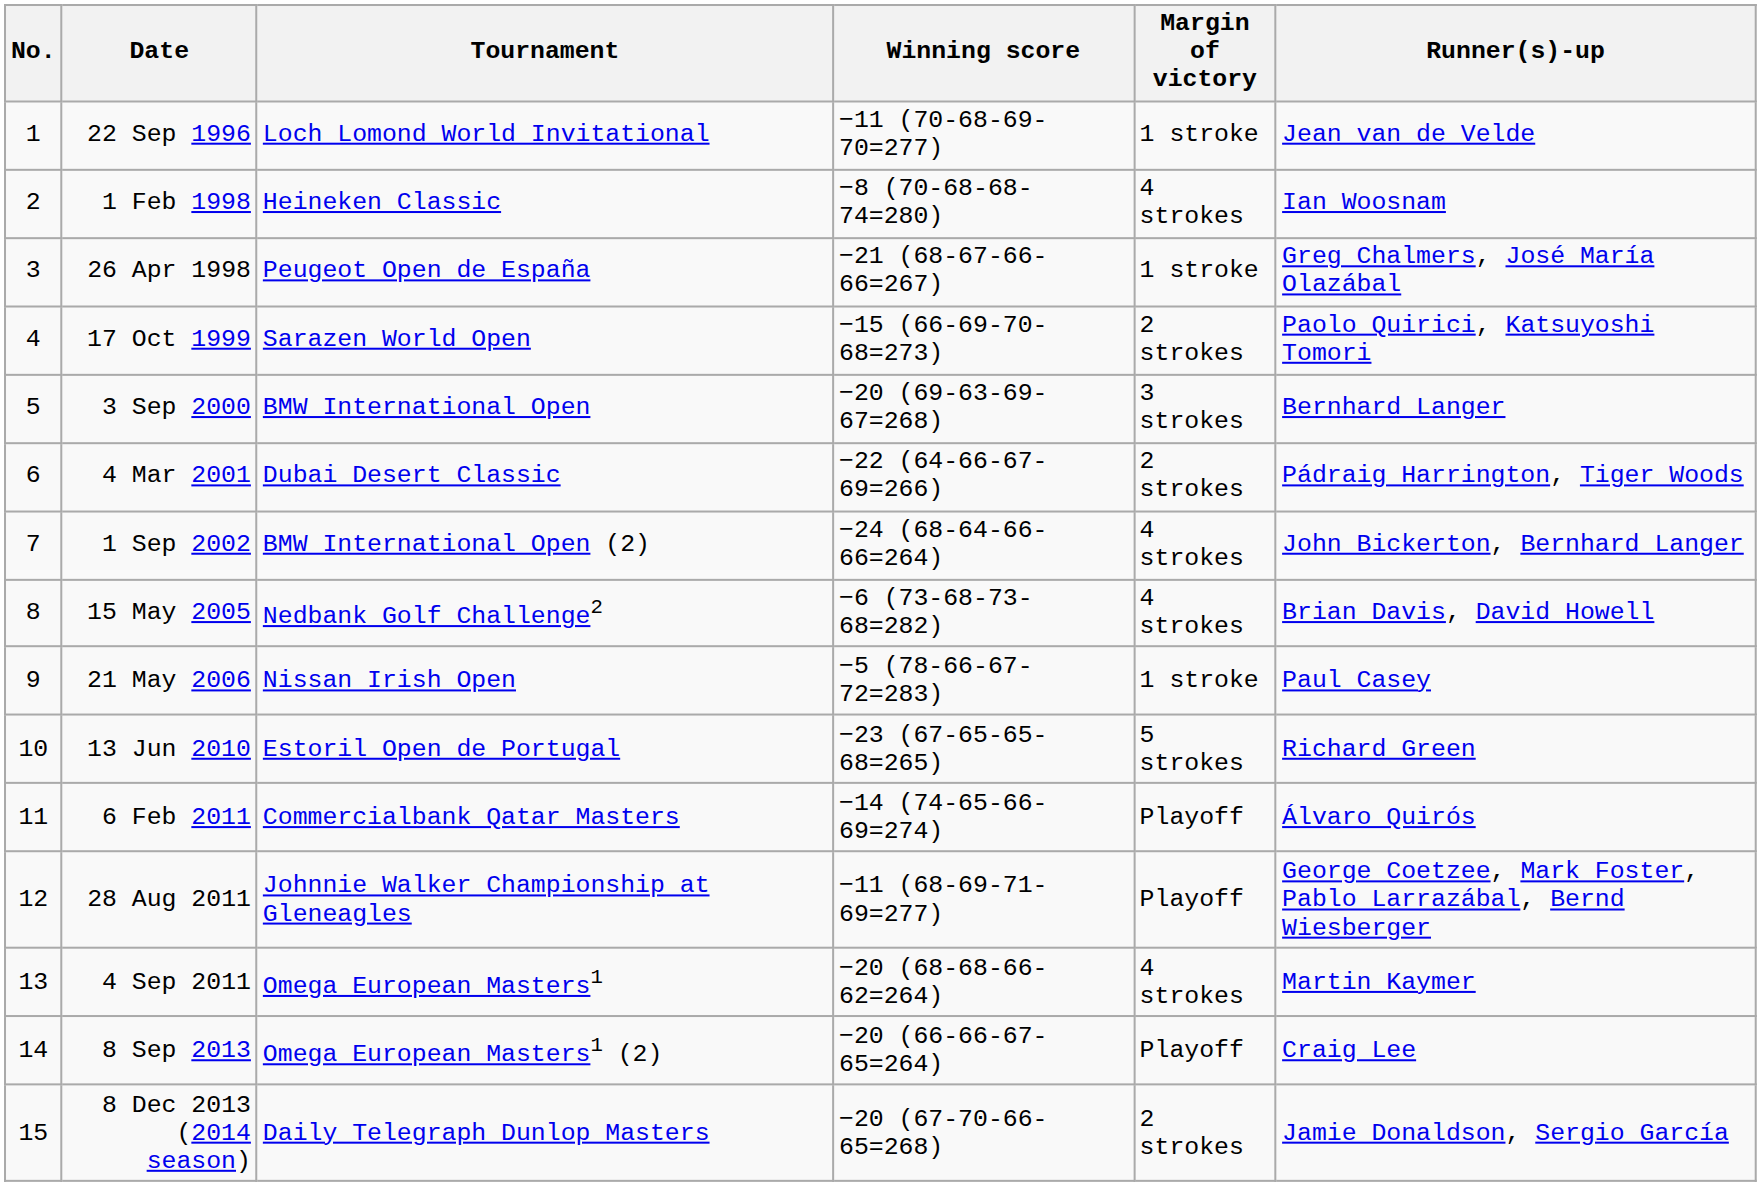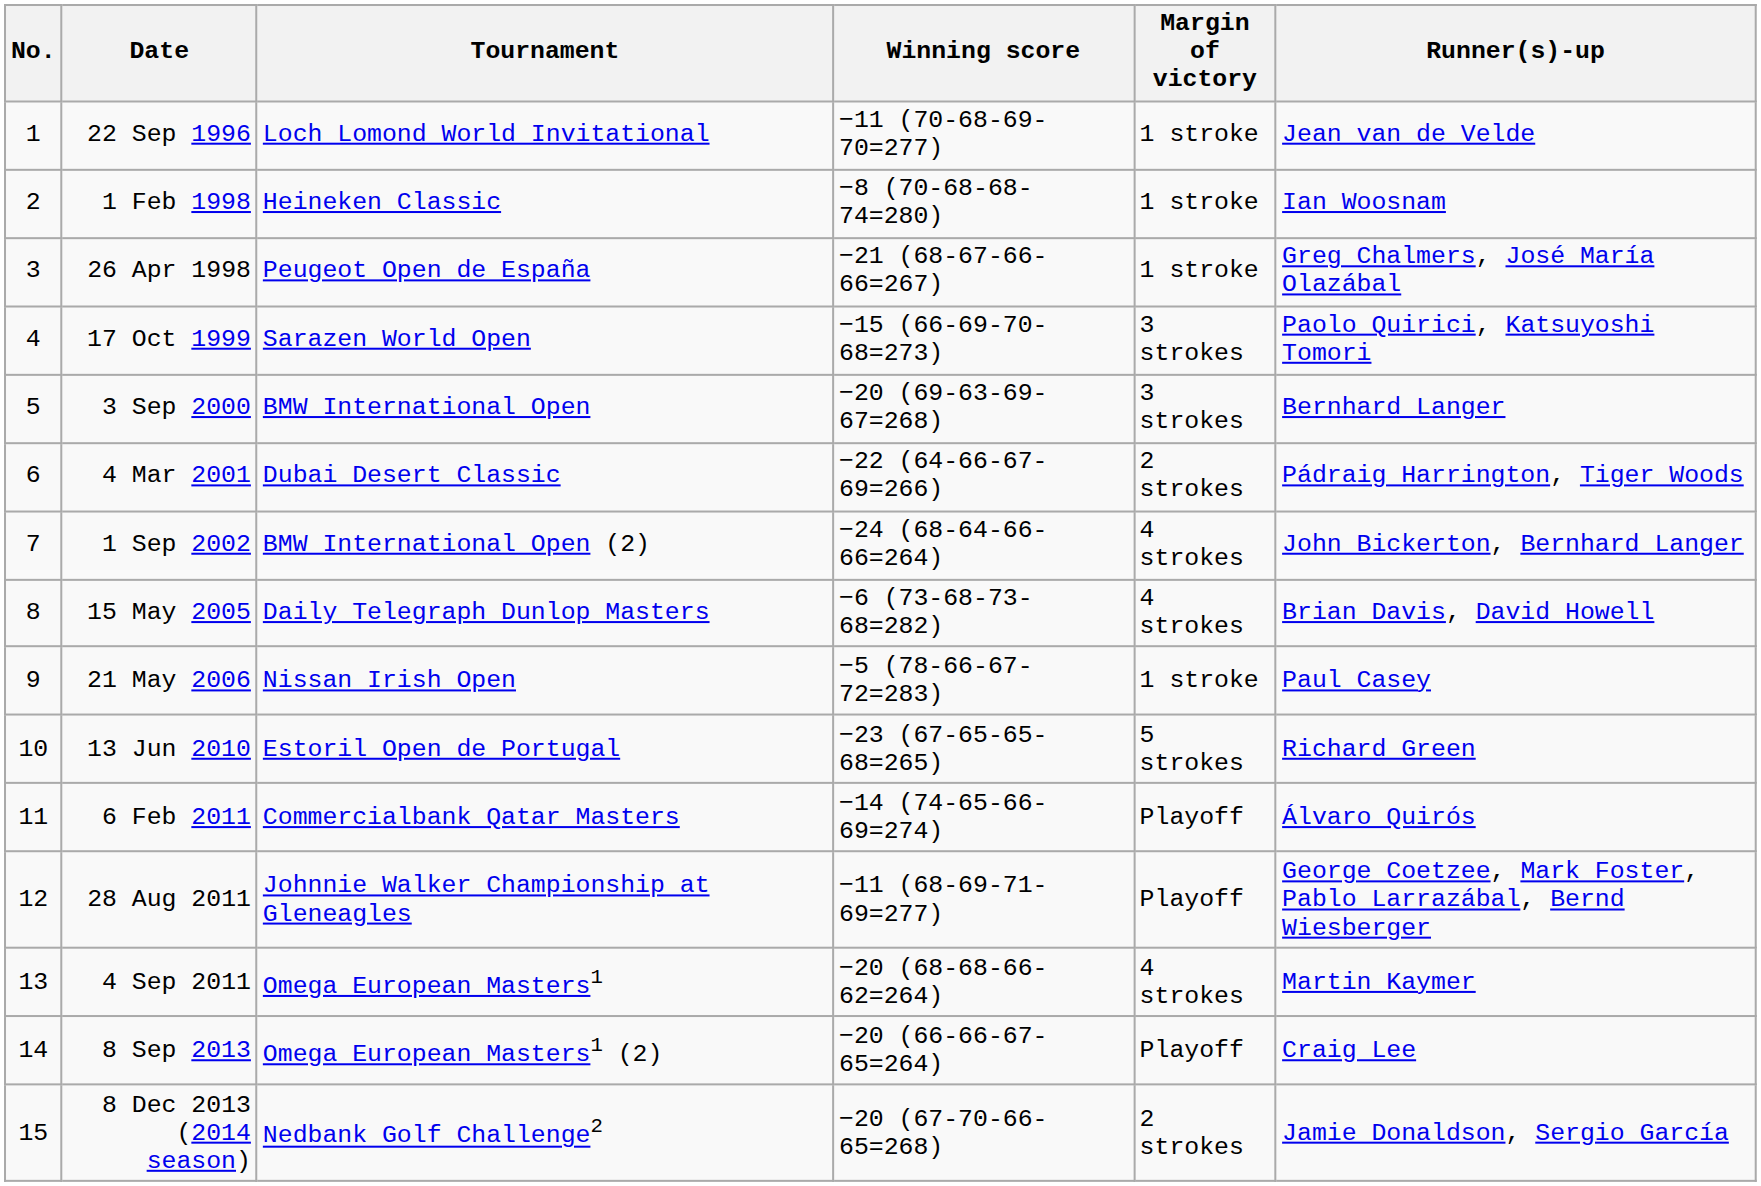(1192, 204) 4 strokes -> (1199, 204) 1 stroke
(1192, 340) 2 strokes -> (1192, 340) 3 strokes
(433, 613) Nedbank Golf Challenge2 -> (486, 613) Daily Telegraph Dunlop Masters
(486, 1133) Daily Telegraph Dunlop Masters -> (433, 1133) Nedbank Golf Challenge2
